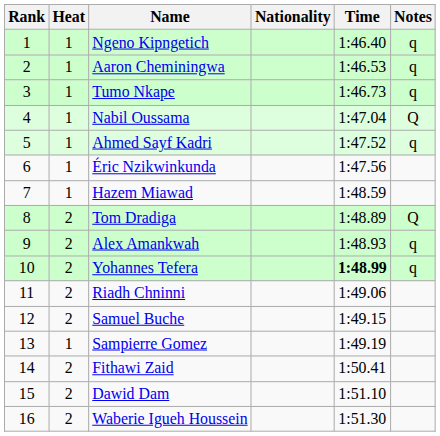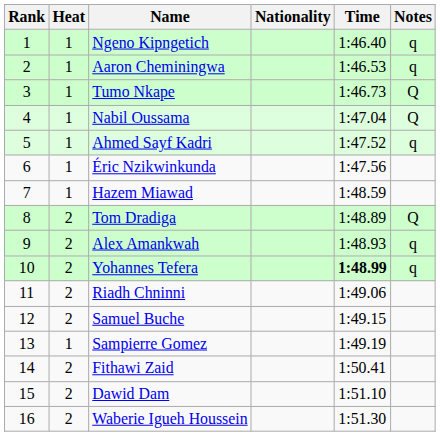(413, 92) q -> (413, 92) Q
